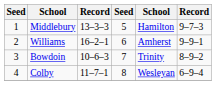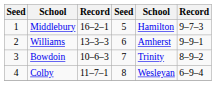(94, 27) 13–3–3 -> (94, 27) 16–2–1
(94, 42) 16–2–1 -> (94, 42) 13–3–3
